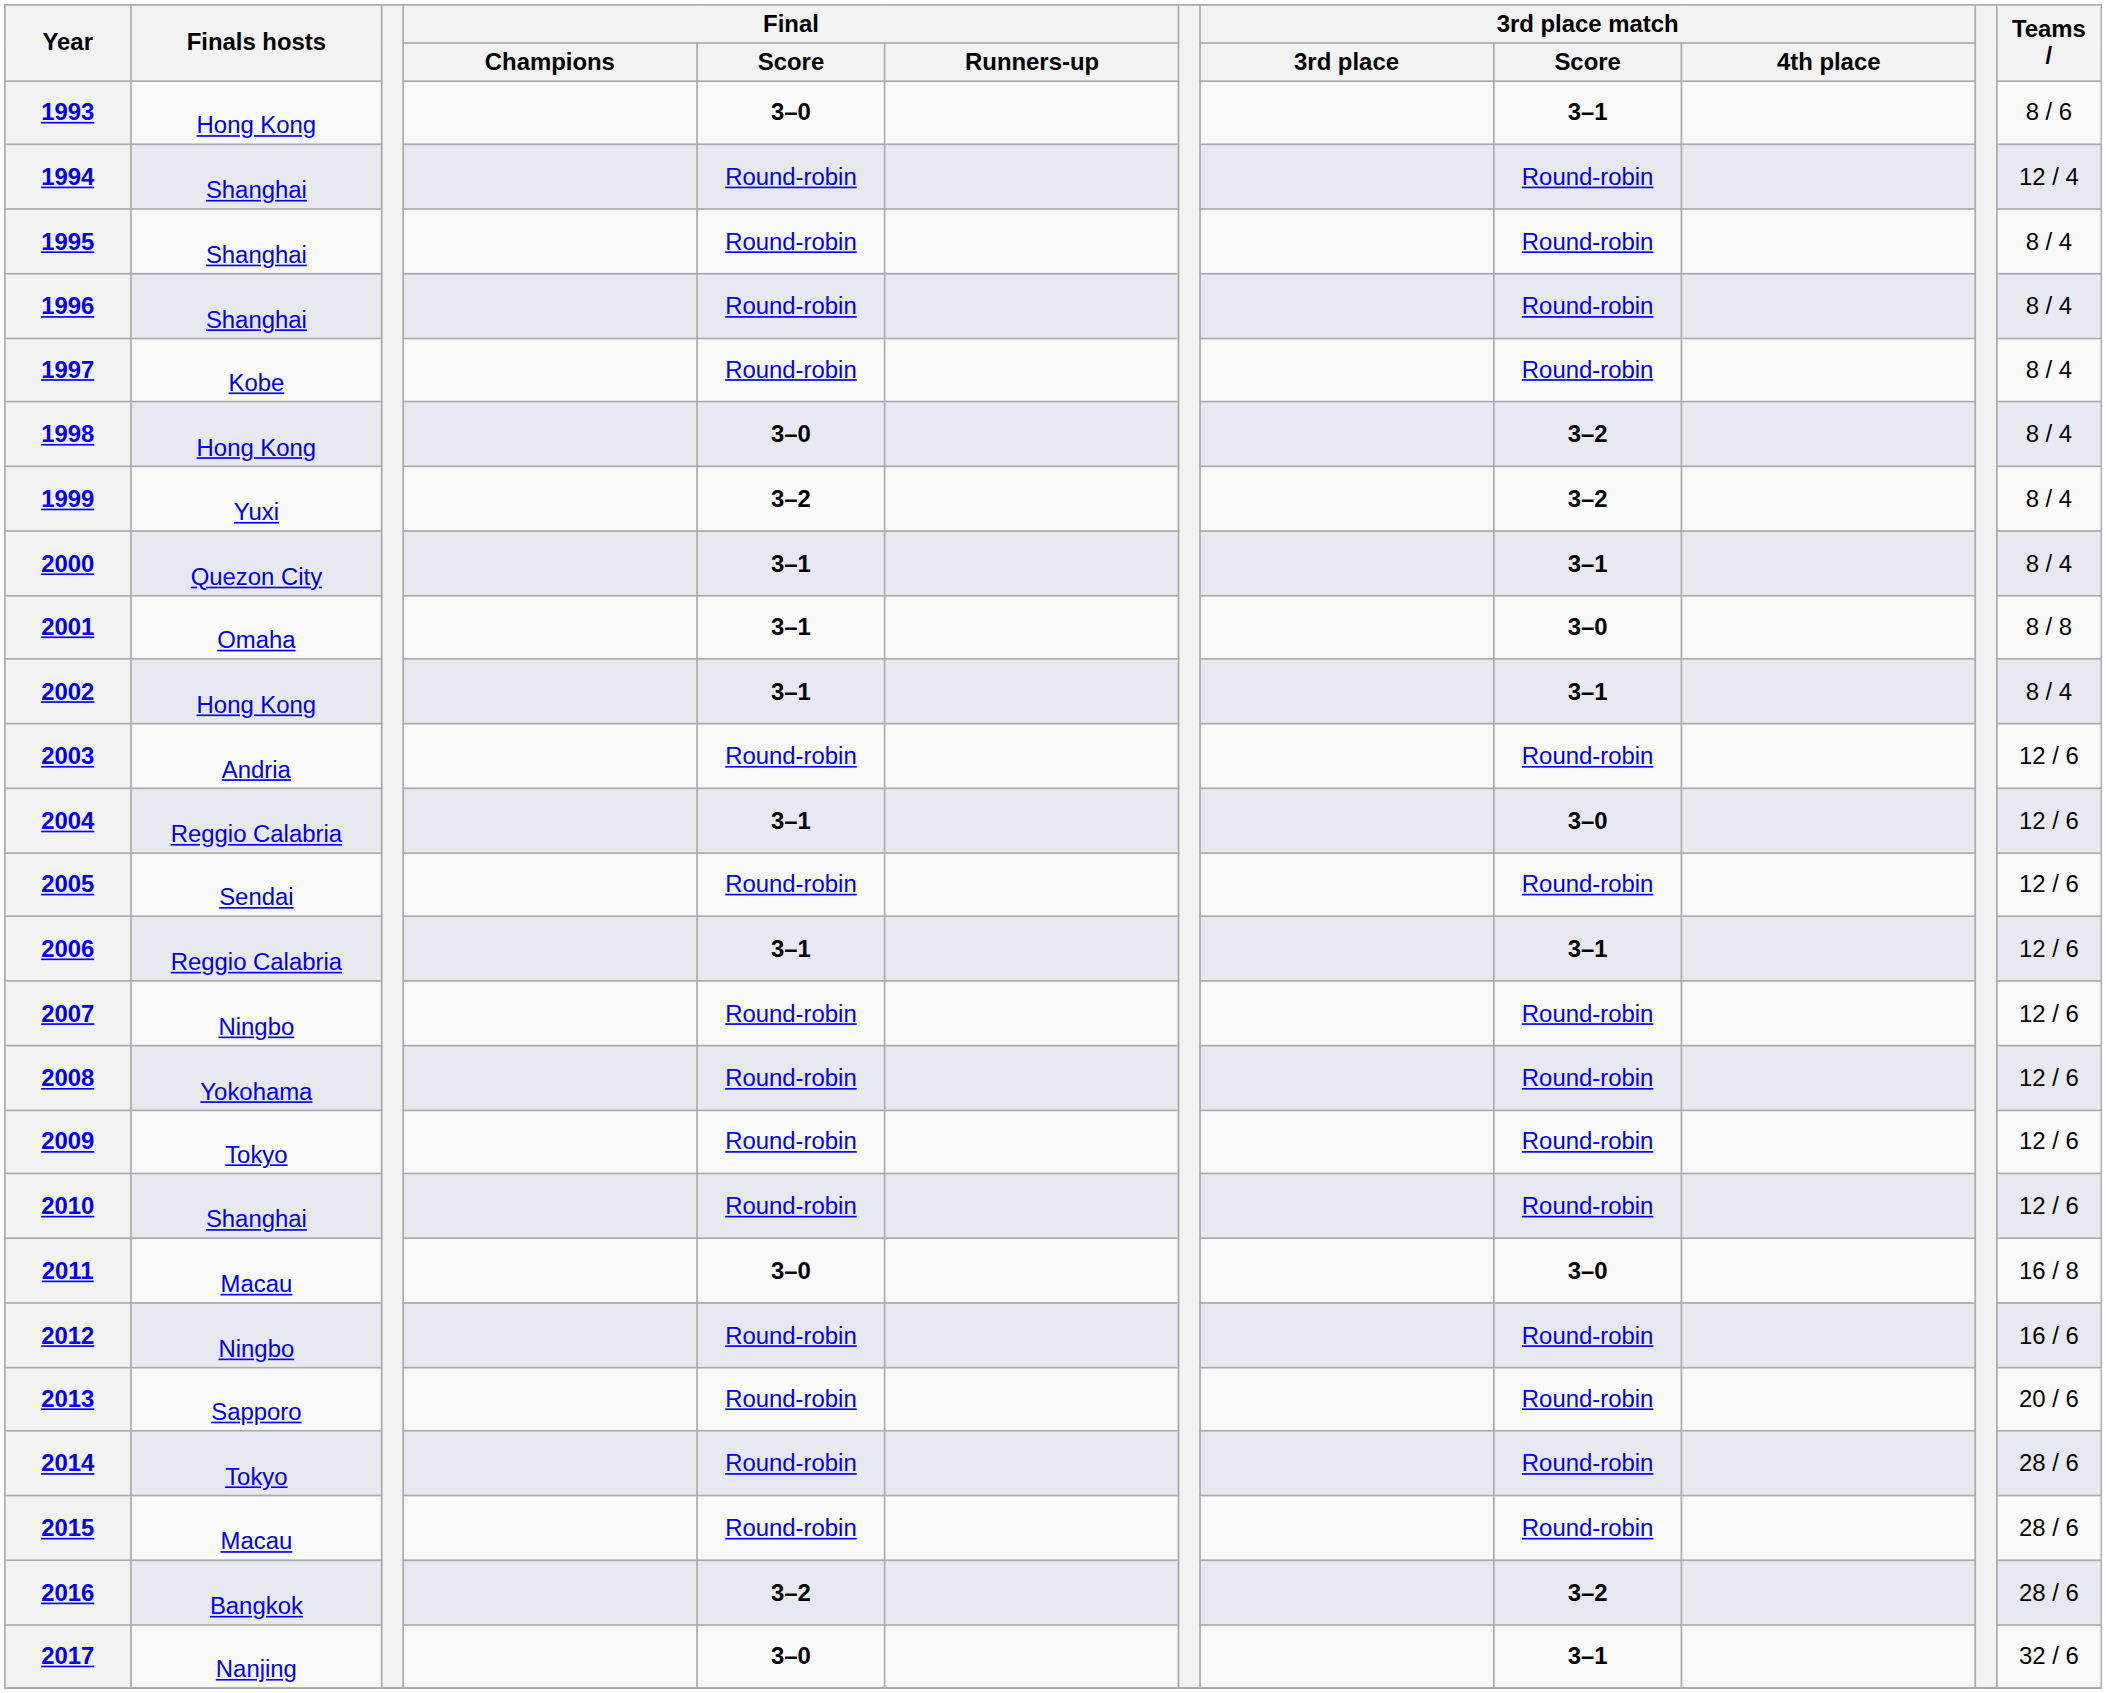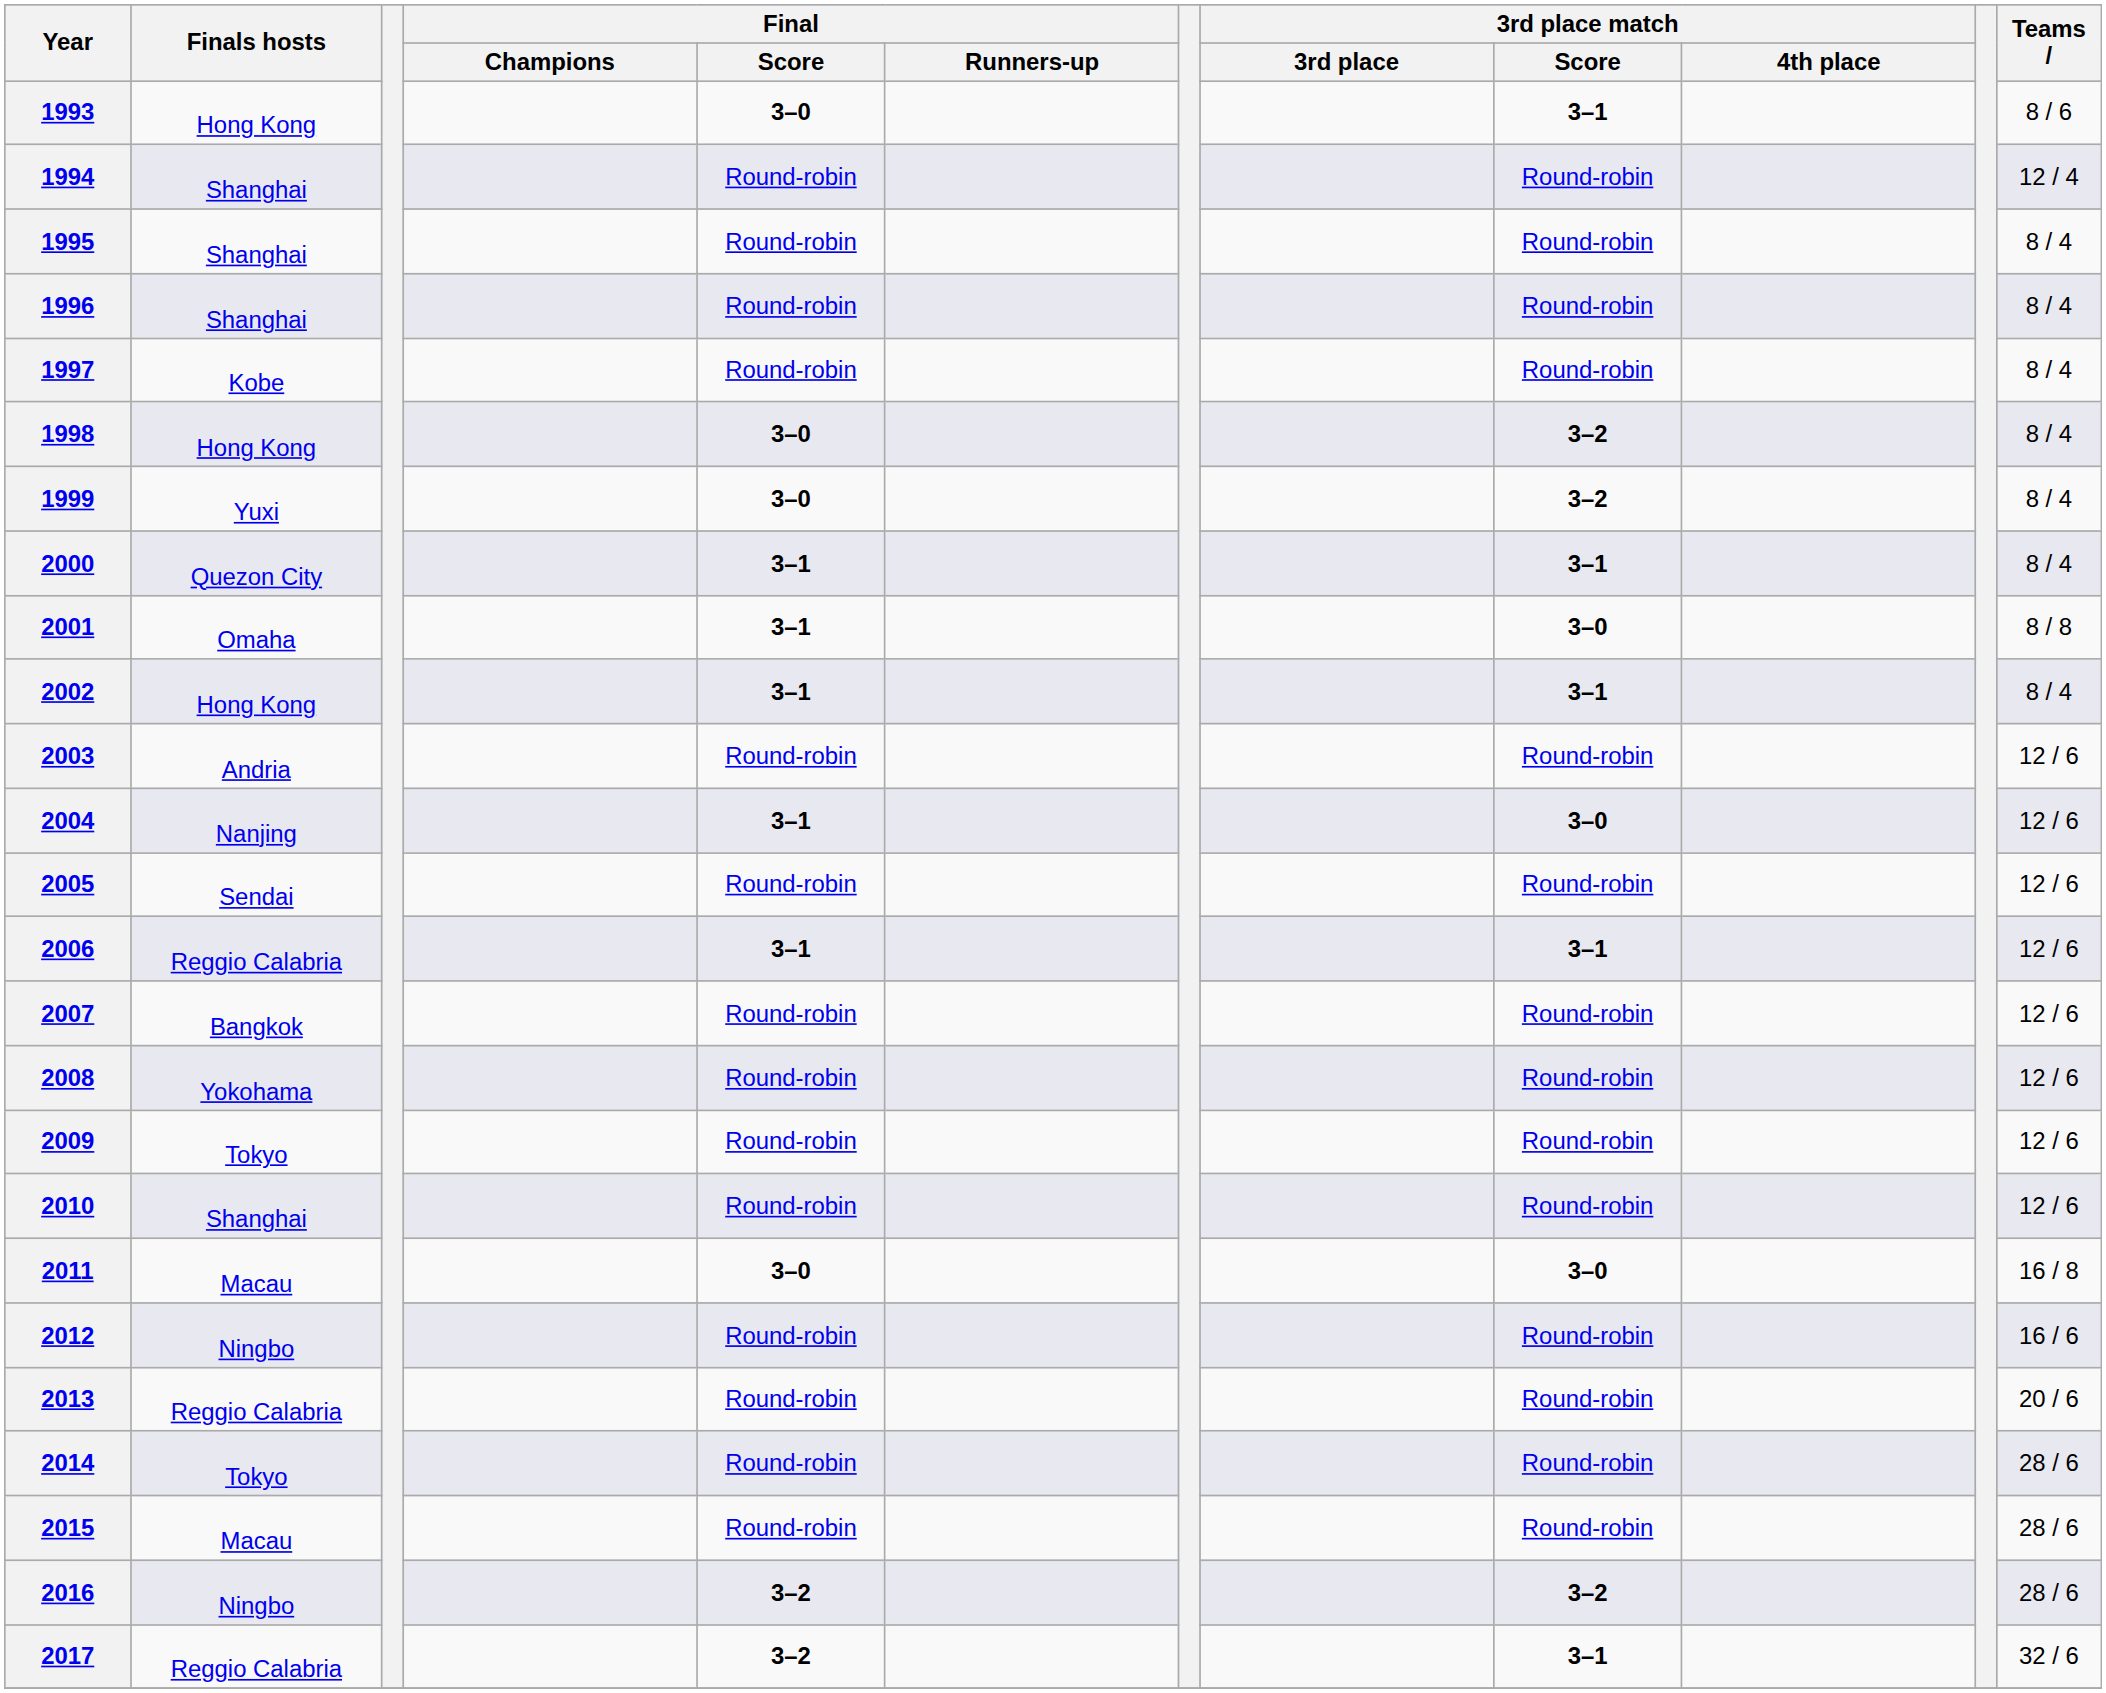(791, 499) 3–2 -> (791, 499) 3–0
(256, 834) Reggio Calabria -> (256, 834) Nanjing
(256, 1027) Ningbo -> (256, 1027) Bangkok
(256, 1413) Sapporo -> (256, 1413) Reggio Calabria
(256, 1606) Bangkok -> (256, 1606) Ningbo
(256, 1670) Nanjing -> (256, 1670) Reggio Calabria
(791, 1657) 3–0 -> (791, 1657) 3–2
